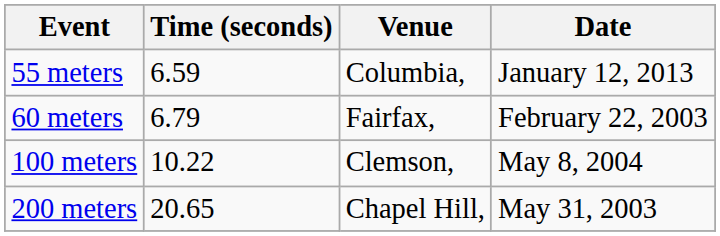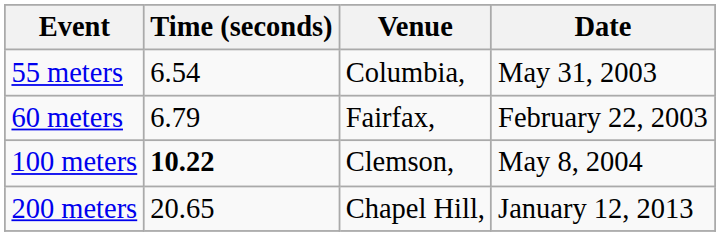(175, 72) 6.59 -> (175, 72) 6.54
(596, 72) January 12, 2013 -> (578, 72) May 31, 2003
(182, 162) normal -> (182, 162) bold
(578, 207) May 31, 2003 -> (596, 207) January 12, 2013
